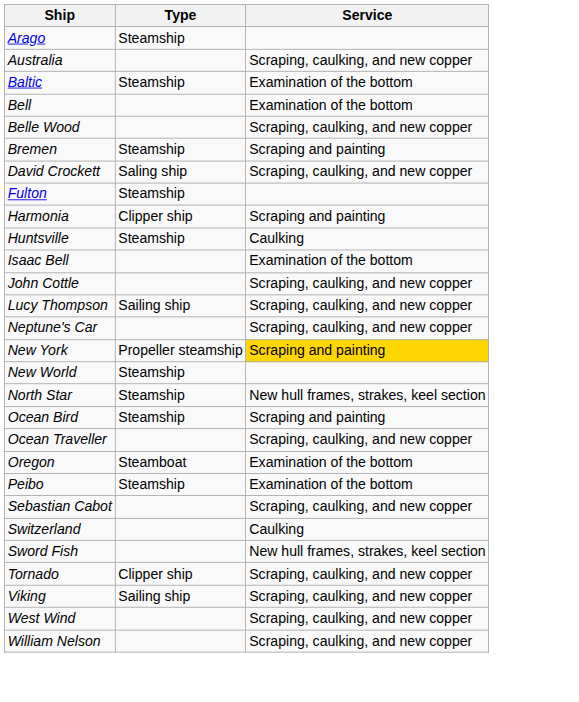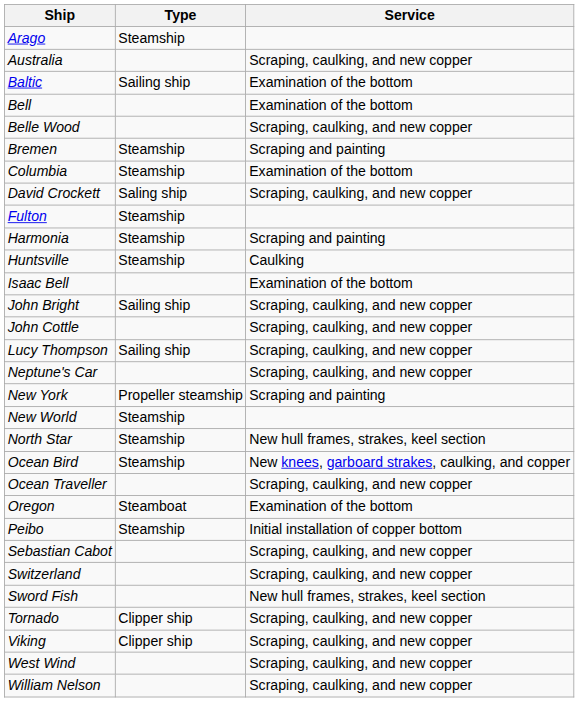(152, 82) Steamship -> (154, 82) Sailing ship
+ row: (37, 171)
(155, 216) Clipper ship -> (152, 238) Steamship
+ row: (43, 305)
(317, 350) gold background -> (317, 395) no background
(317, 417) Scraping and painting -> (410, 462) New knees, garboard strakes, caulking, and copper
(331, 484) Examination of the bottom -> (356, 529) Initial installation of copper bottom
(277, 529) Caulking -> (361, 573) Scraping, caulking, and new copper
(154, 596) Sailing ship -> (155, 640) Clipper ship
